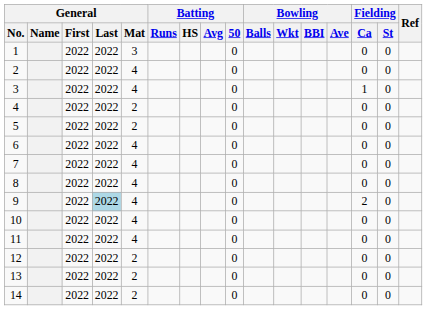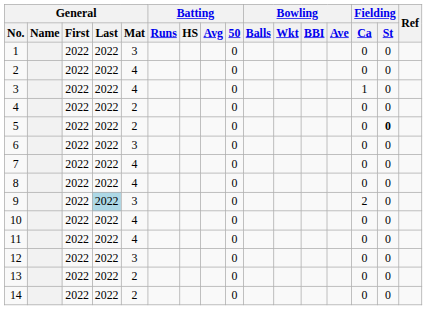(388, 126) normal -> (388, 126) bold
(134, 145) 4 -> (134, 145) 3
(134, 201) 4 -> (134, 201) 3
(134, 257) 2 -> (134, 257) 3
